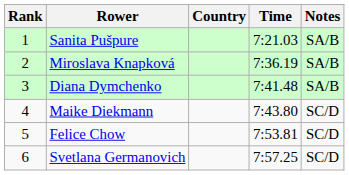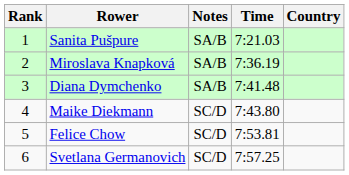columns swapped: (219, 16) <-> (323, 16)
